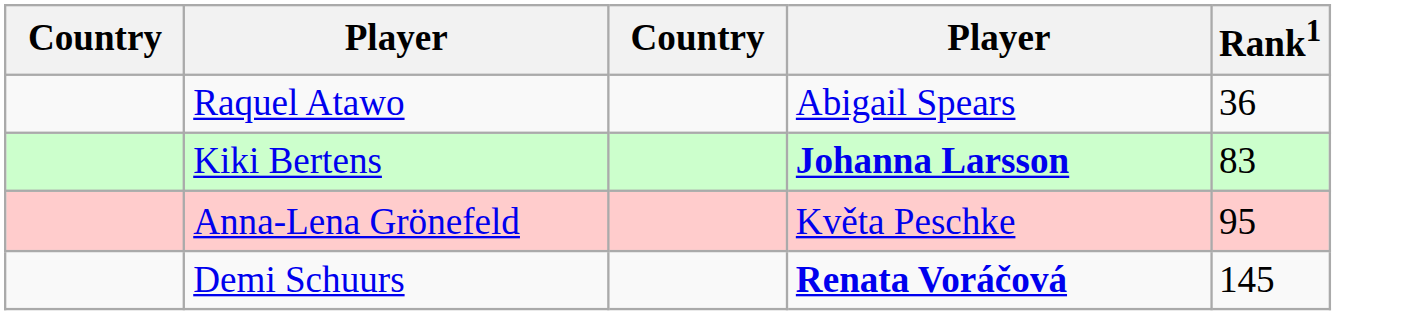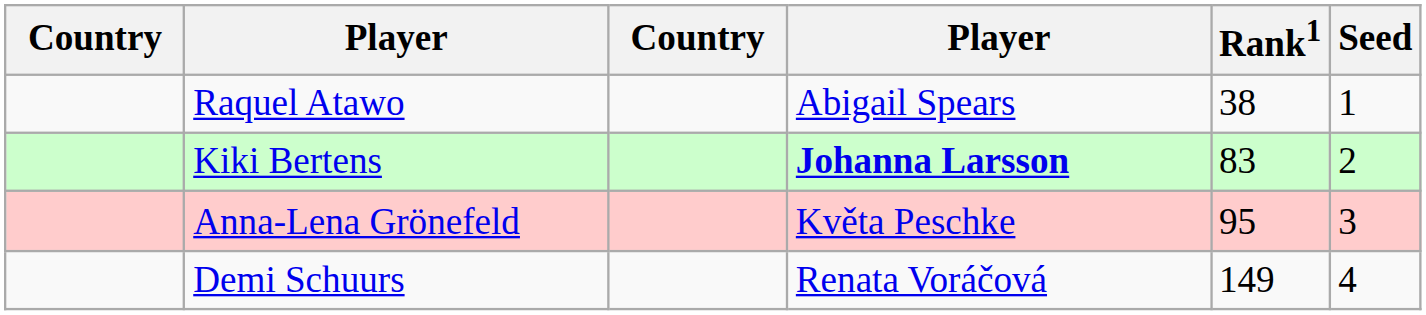+ column: (1375, 38)
(1238, 102) 36 -> (1238, 102) 38
(931, 279) bold -> (921, 279) normal
(1247, 279) 145 -> (1247, 279) 149
